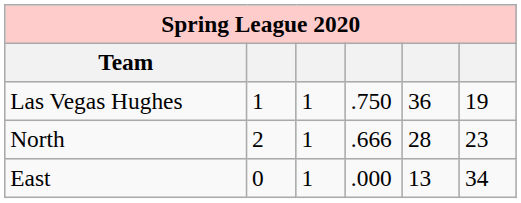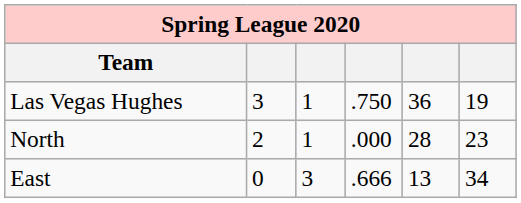(258, 101) 1 -> (258, 101) 3
(371, 139) .666 -> (371, 139) .000
(307, 178) 1 -> (307, 178) 3
(371, 178) .000 -> (371, 178) .666
